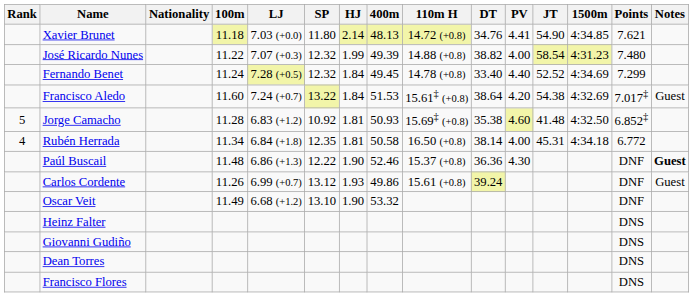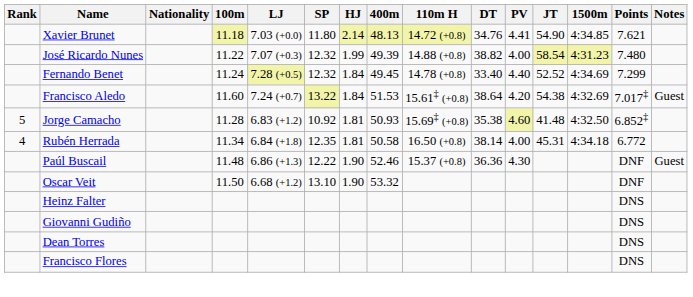(670, 161) bold -> (669, 161) normal
- row: (84, 181)
(230, 201) 11.49 -> (230, 181) 11.50
